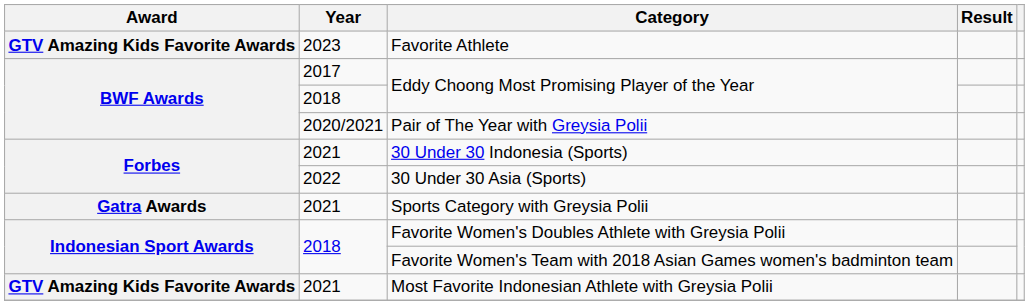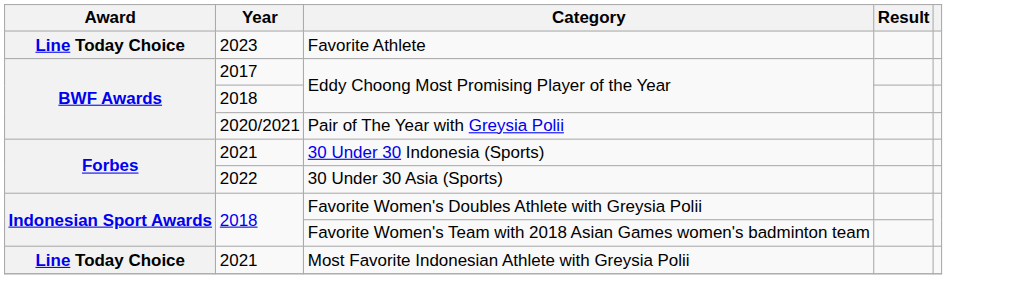(152, 44) GTV Amazing Kids Favorite Awards -> (110, 44) Line Today Choice
- row: (322, 206)
(152, 286) GTV Amazing Kids Favorite Awards -> (110, 260) Line Today Choice
